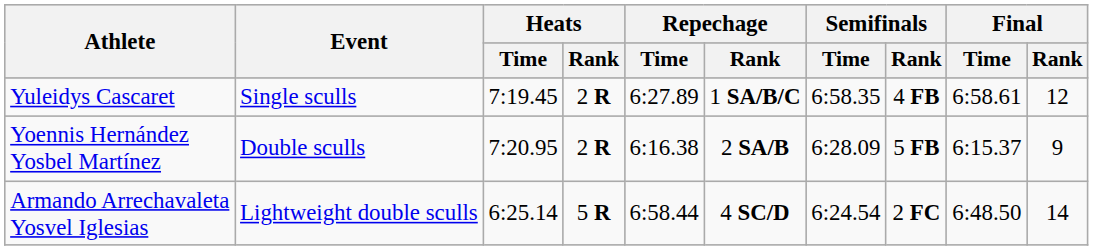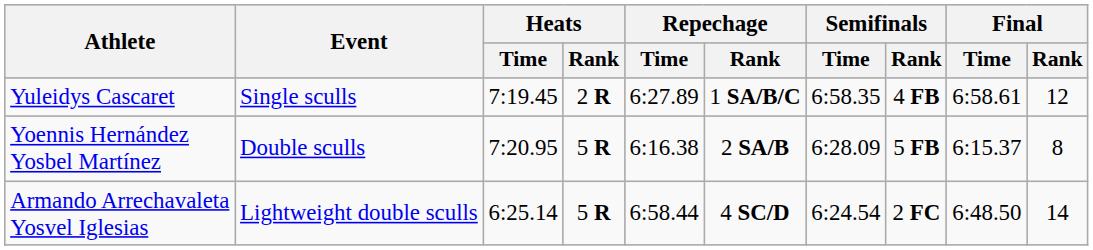(594, 148) 2 R -> (594, 148) 5 R
(1057, 148) 9 -> (1057, 148) 8
